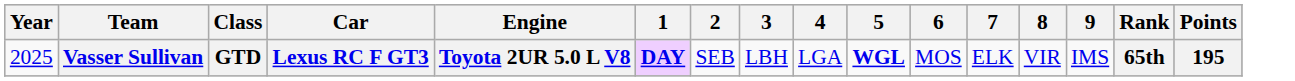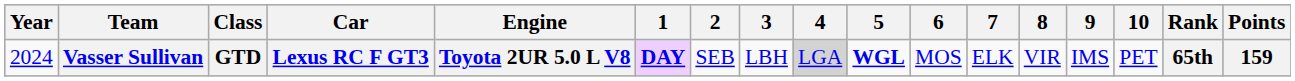+ column: (1138, 21)
(31, 57) 2025 -> (31, 57) 2024
(820, 57) no background -> (820, 57) lightgrey background
(1208, 57) 195 -> (1257, 57) 159
